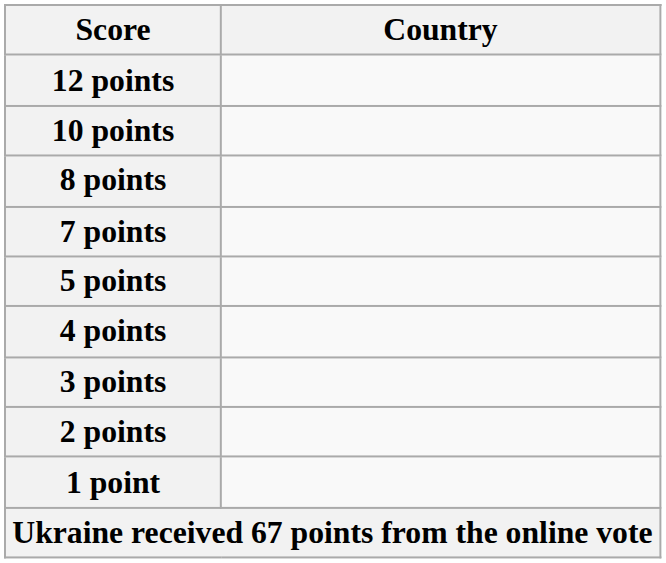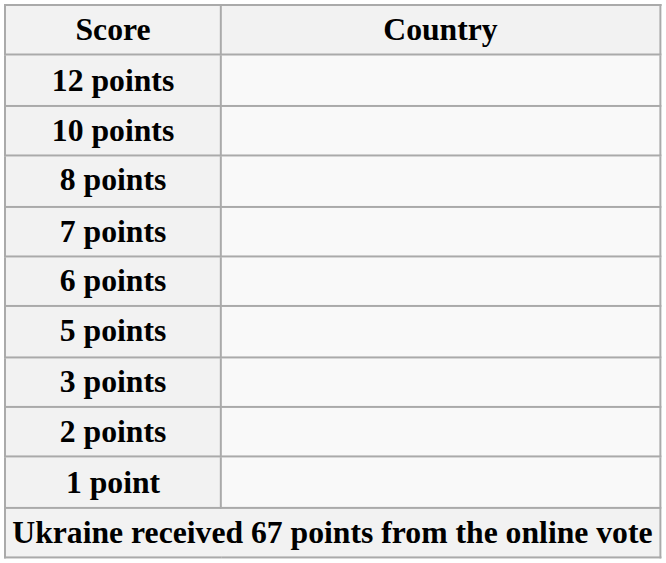+ row: (113, 280)
- row: (113, 331)
